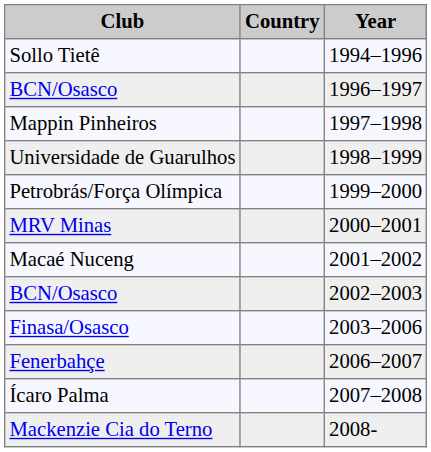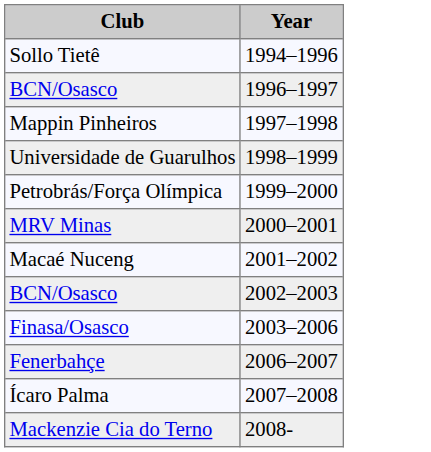- column: (282, 21)
